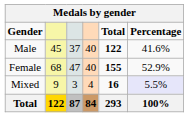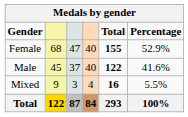rows swapped: (25, 67) <-> (25, 49)
(156, 85) lavender background -> (156, 85) no background
